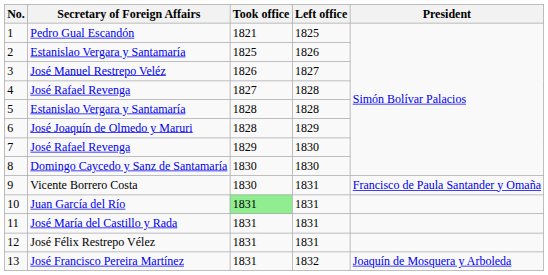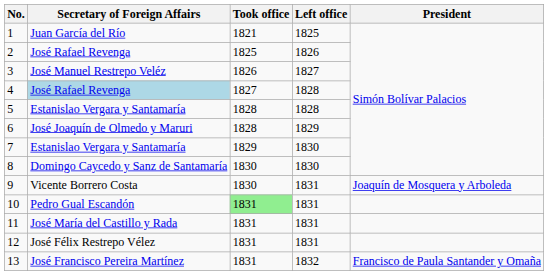(82, 33) Pedro Gual Escandón -> (78, 33) Juan García del Río
(108, 52) Estanislao Vergara y Santamaría -> (80, 52) José Rafael Revenga
(80, 90) no background -> (80, 90) lightblue background
(80, 147) José Rafael Revenga -> (108, 147) Estanislao Vergara y Santamaría
(447, 185) Francisco de Paula Santander y Omaña -> (432, 185) Joaquín de Mosquera y Arboleda
(78, 204) Juan García del Río -> (82, 204) Pedro Gual Escandón
(432, 261) Joaquín de Mosquera y Arboleda -> (447, 261) Francisco de Paula Santander y Omaña
